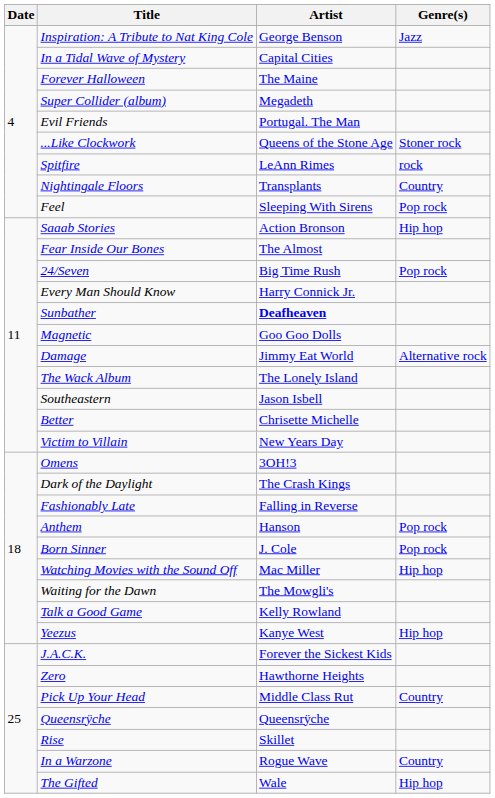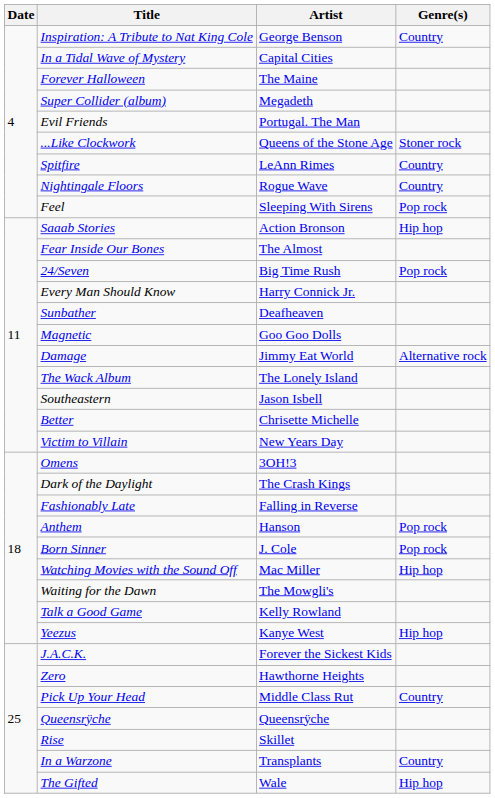(410, 36) Jazz -> (421, 36) Country
(411, 164) rock -> (421, 164) Country
(290, 185) Transplants -> (293, 185) Rogue Wave
(293, 313) bold -> (291, 313) normal
(293, 761) Rogue Wave -> (290, 761) Transplants
